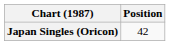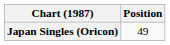(143, 31) 42 -> (143, 31) 49
